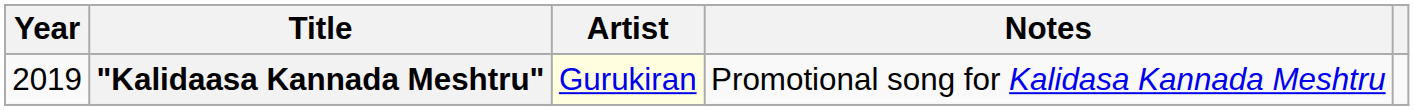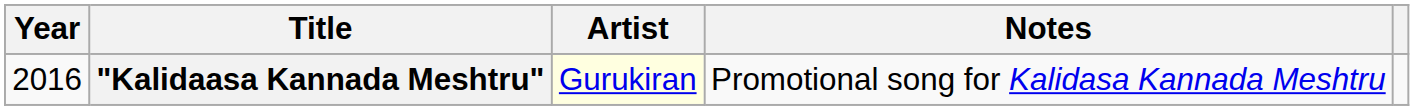(47, 79) 2019 -> (47, 79) 2016
